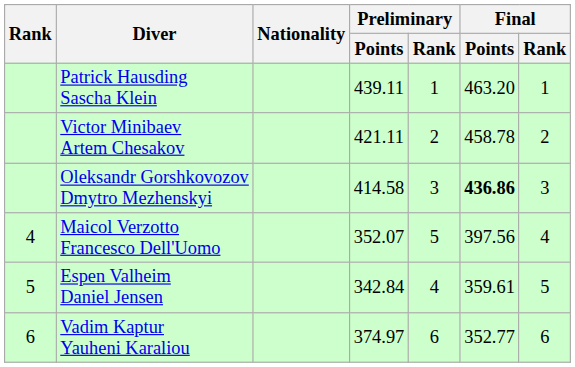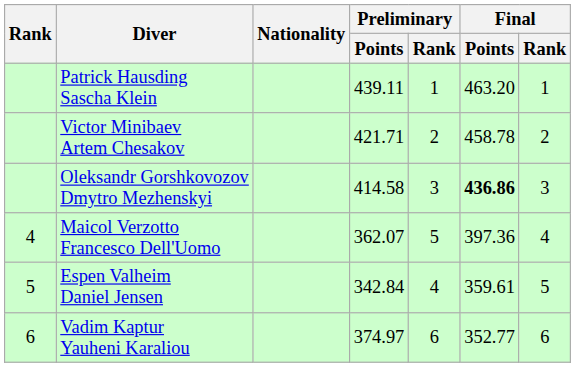(379, 137) 421.11 -> (379, 137) 421.71
(379, 237) 352.07 -> (379, 237) 362.07
(490, 237) 397.56 -> (490, 237) 397.36
